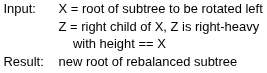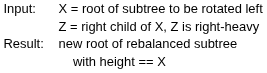rows swapped: (112, 44) <-> (148, 62)
